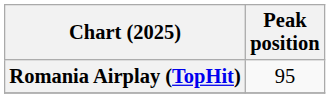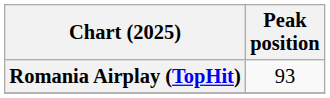(285, 76) 95 -> (285, 76) 93
